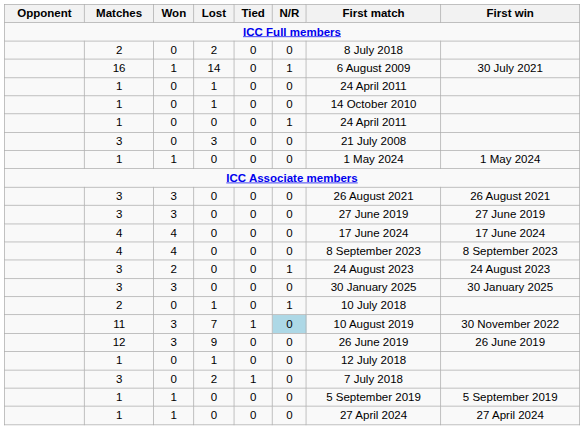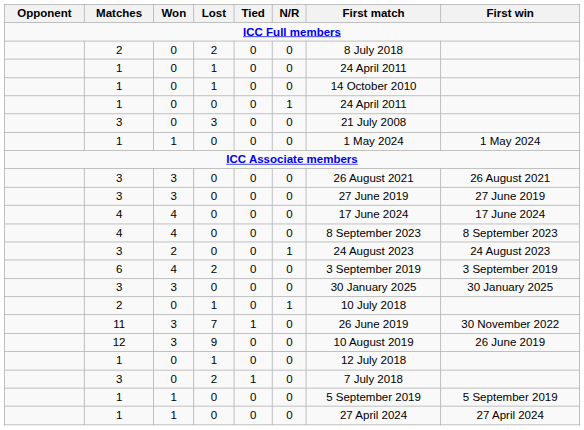- row: (119, 68)
+ row: (119, 269)
(289, 324) lightblue background -> (289, 324) no background
(374, 324) 10 August 2019 -> (374, 324) 26 June 2019
(374, 342) 26 June 2019 -> (374, 342) 10 August 2019
